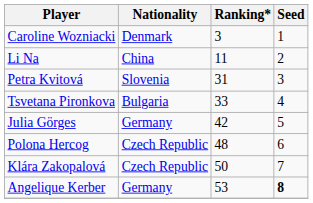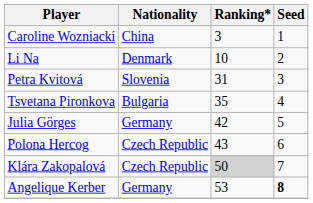(147, 36) Denmark -> (138, 36) China
(138, 58) China -> (147, 58) Denmark
(221, 58) 11 -> (221, 58) 10
(221, 101) 33 -> (221, 101) 35
(221, 144) 48 -> (221, 144) 43
(221, 166) no background -> (221, 166) lightgrey background
